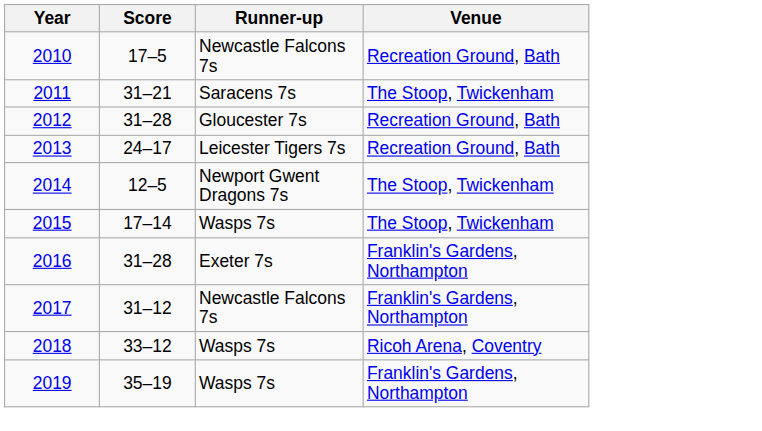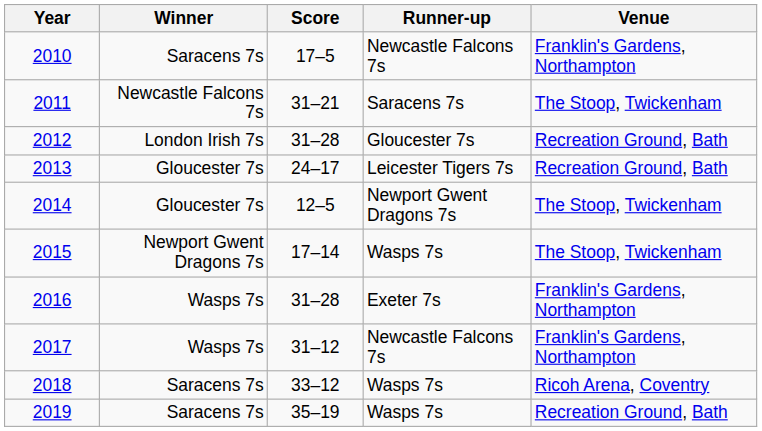+ column: (184, 18)
(463, 55) Recreation Ground, Bath -> (610, 55) Franklin's Gardens, Northampton
(442, 383) Franklin's Gardens, Northampton -> (631, 412) Recreation Ground, Bath
